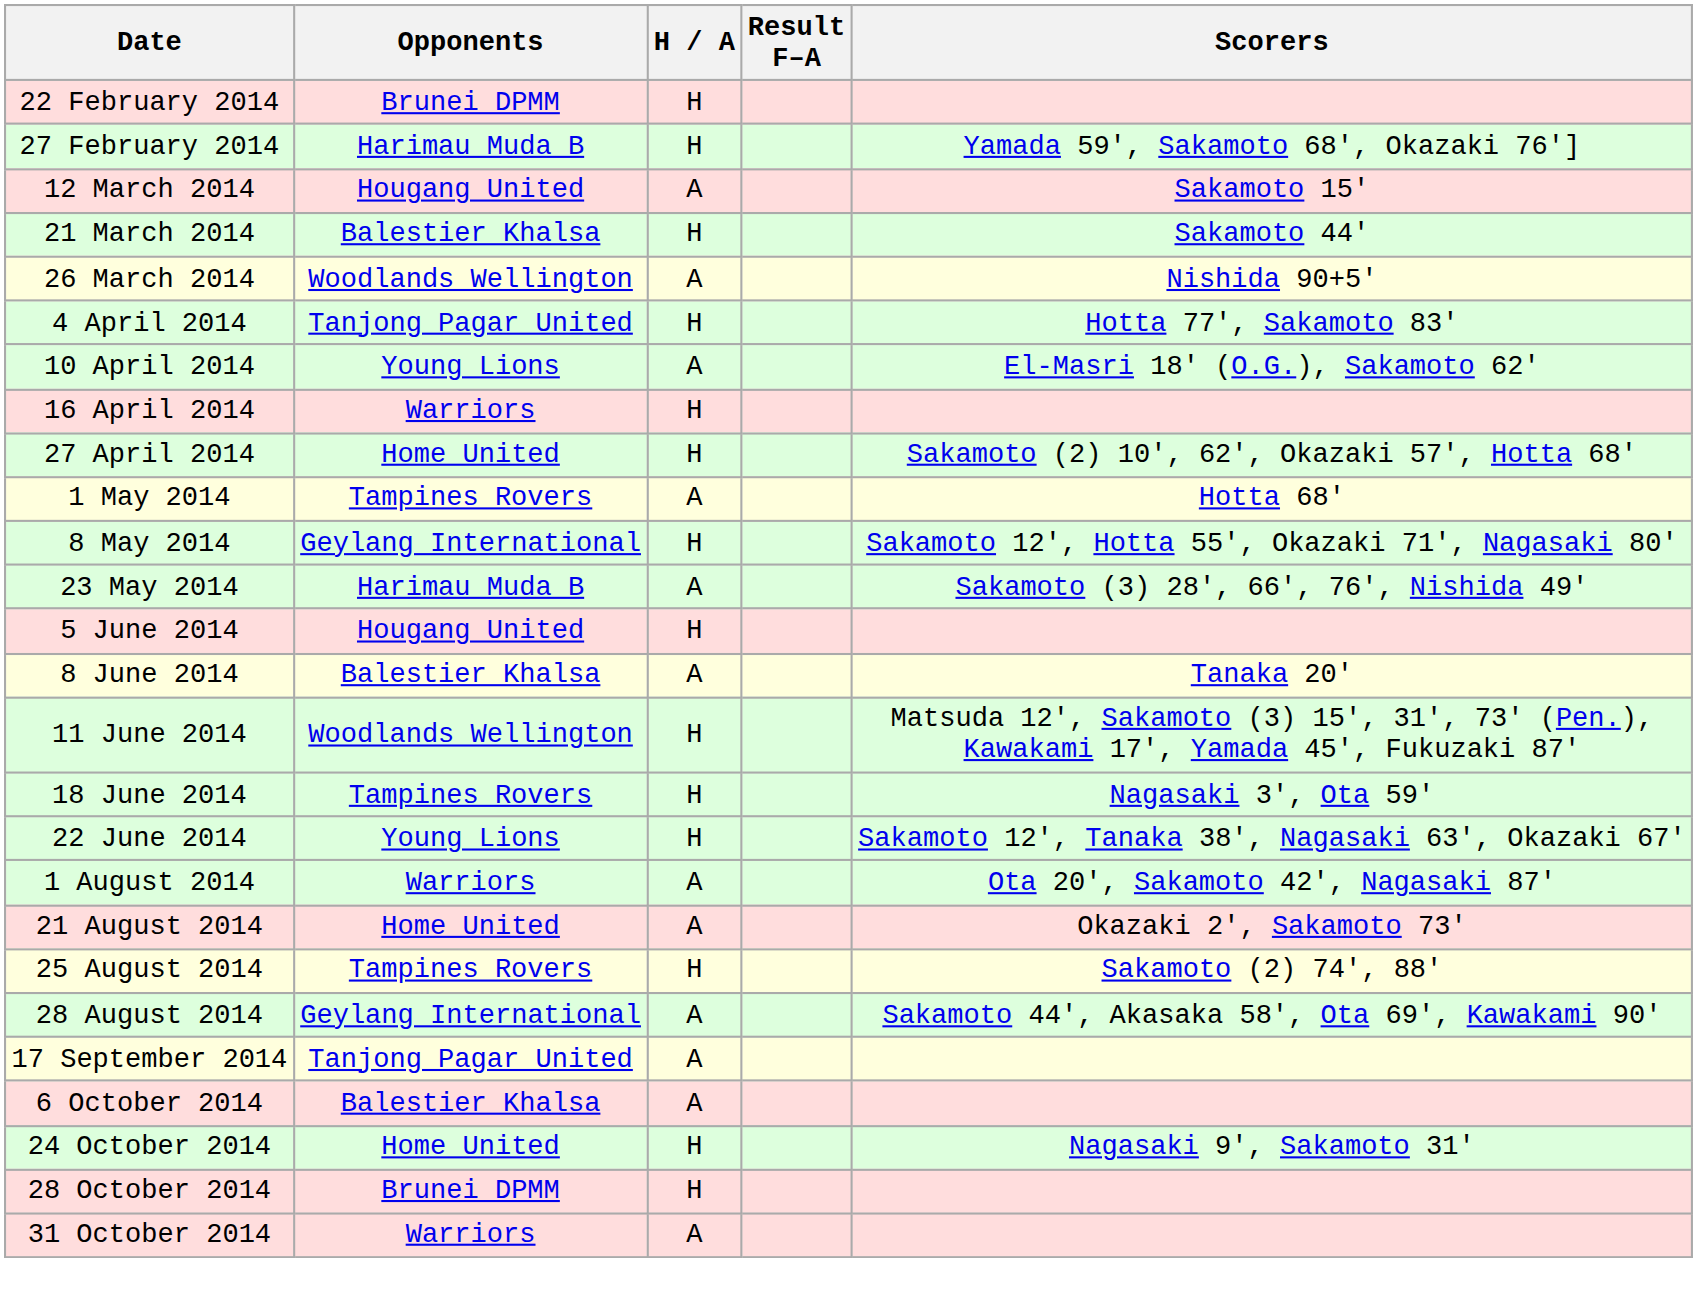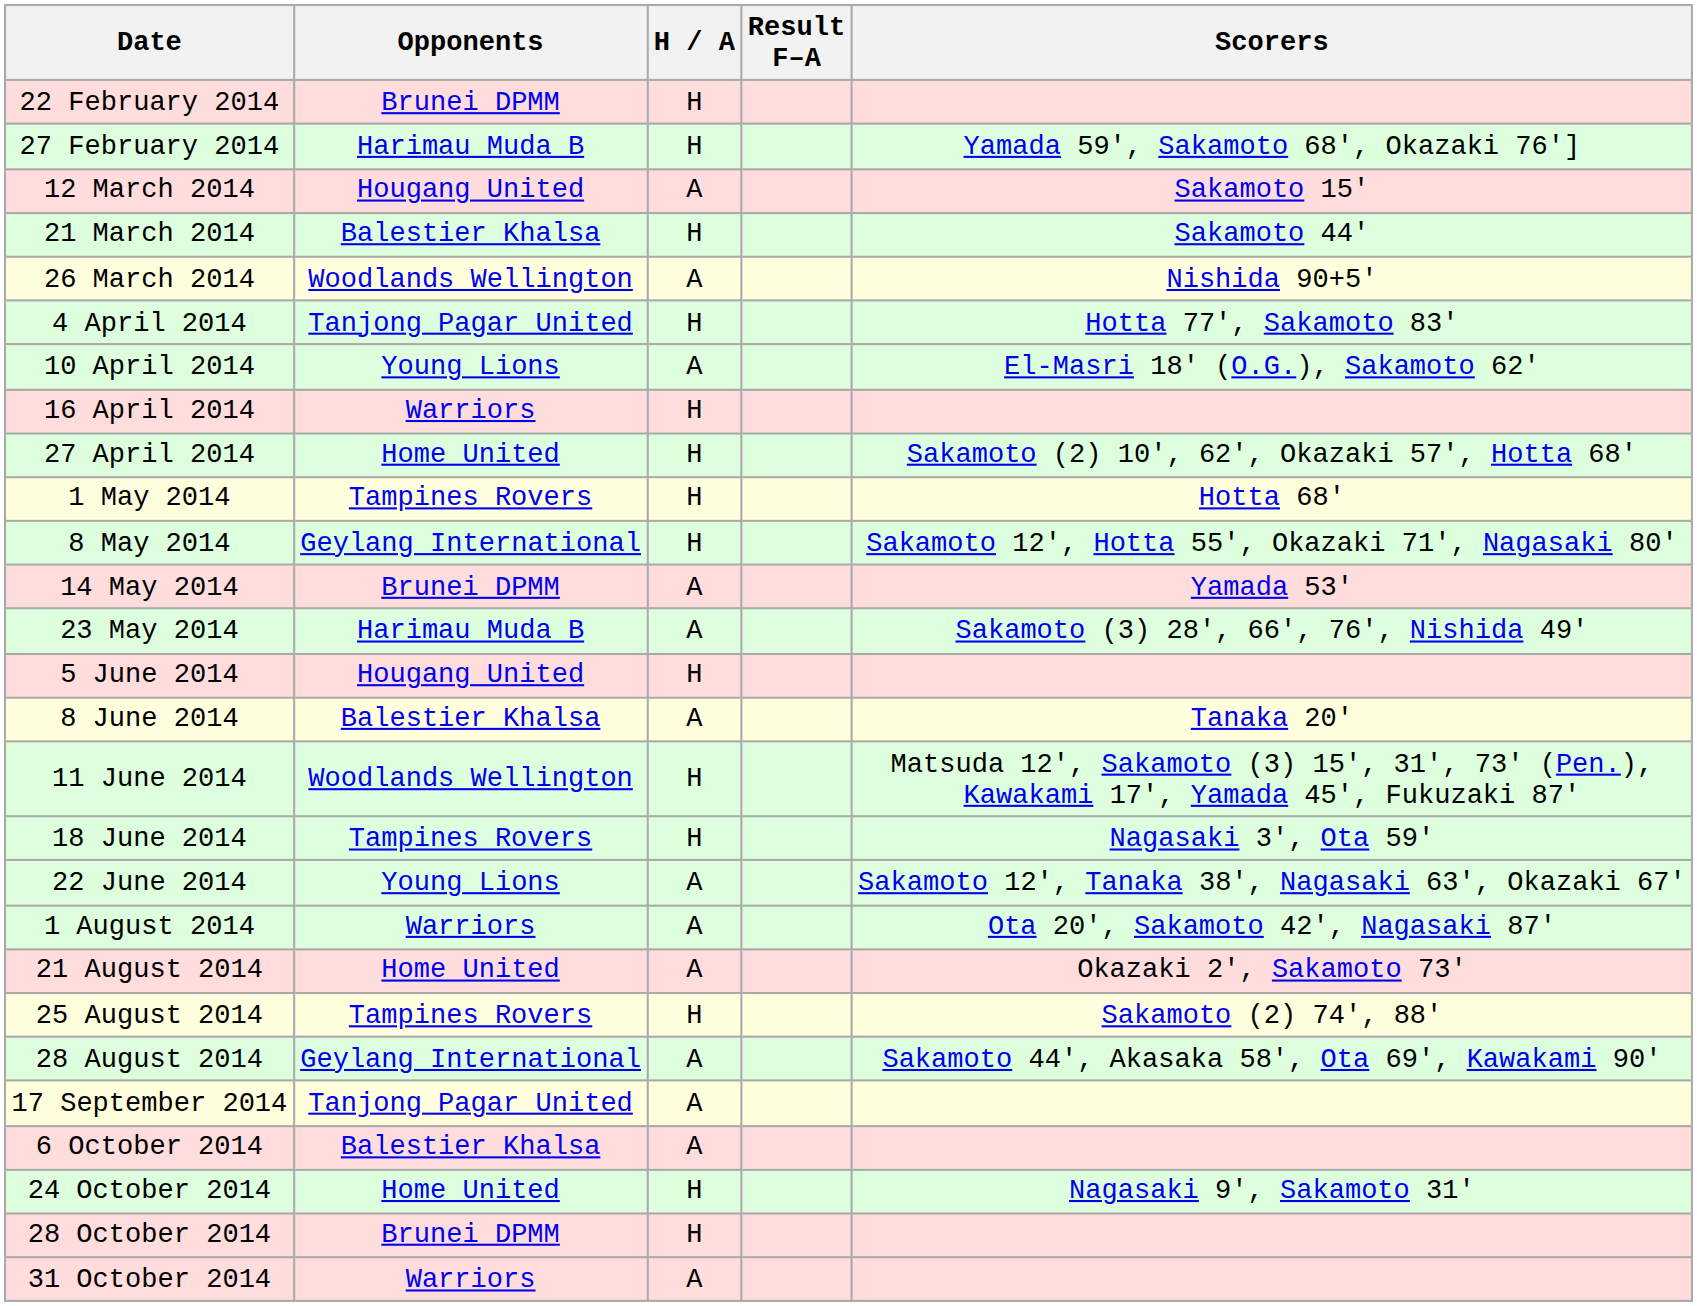(694, 499) A -> (694, 499) H
+ row: (149, 587)
(694, 839) H -> (694, 883) A
